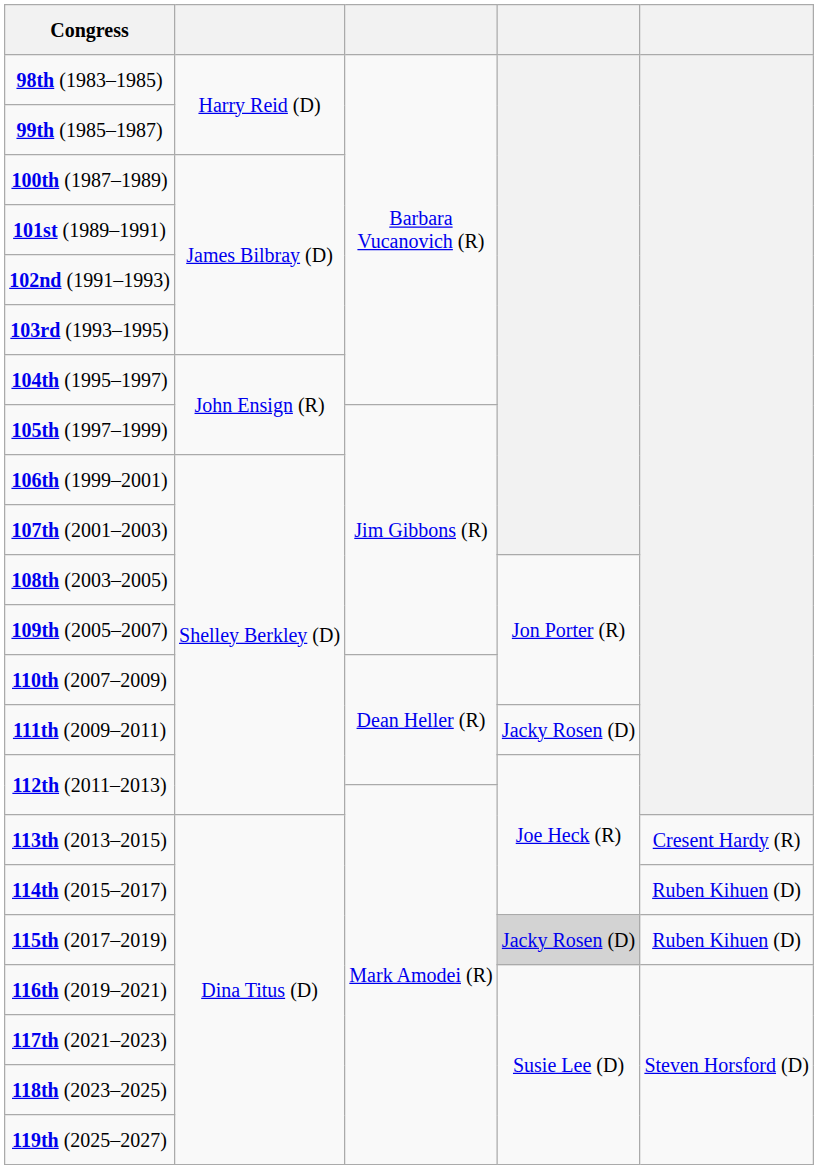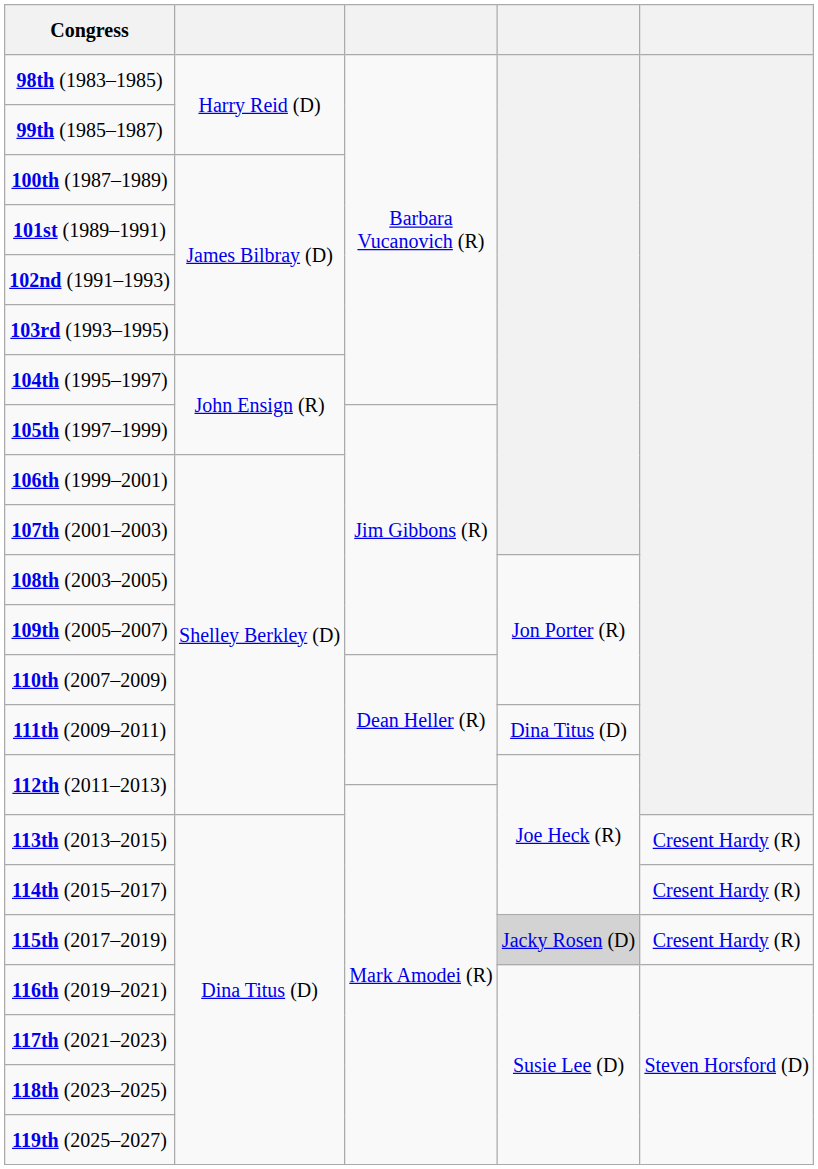(569, 729) Jacky Rosen (D) -> (569, 729) Dina Titus (D)
(727, 889) Ruben Kihuen (D) -> (727, 889) Cresent Hardy (R)
(727, 939) Ruben Kihuen (D) -> (727, 939) Cresent Hardy (R)
